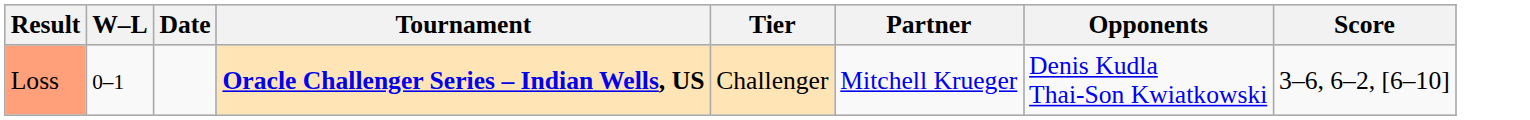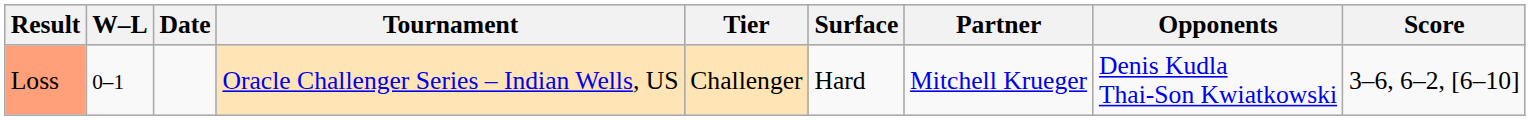+ column: (856, 24)
(463, 79) bold -> (450, 79) normal
